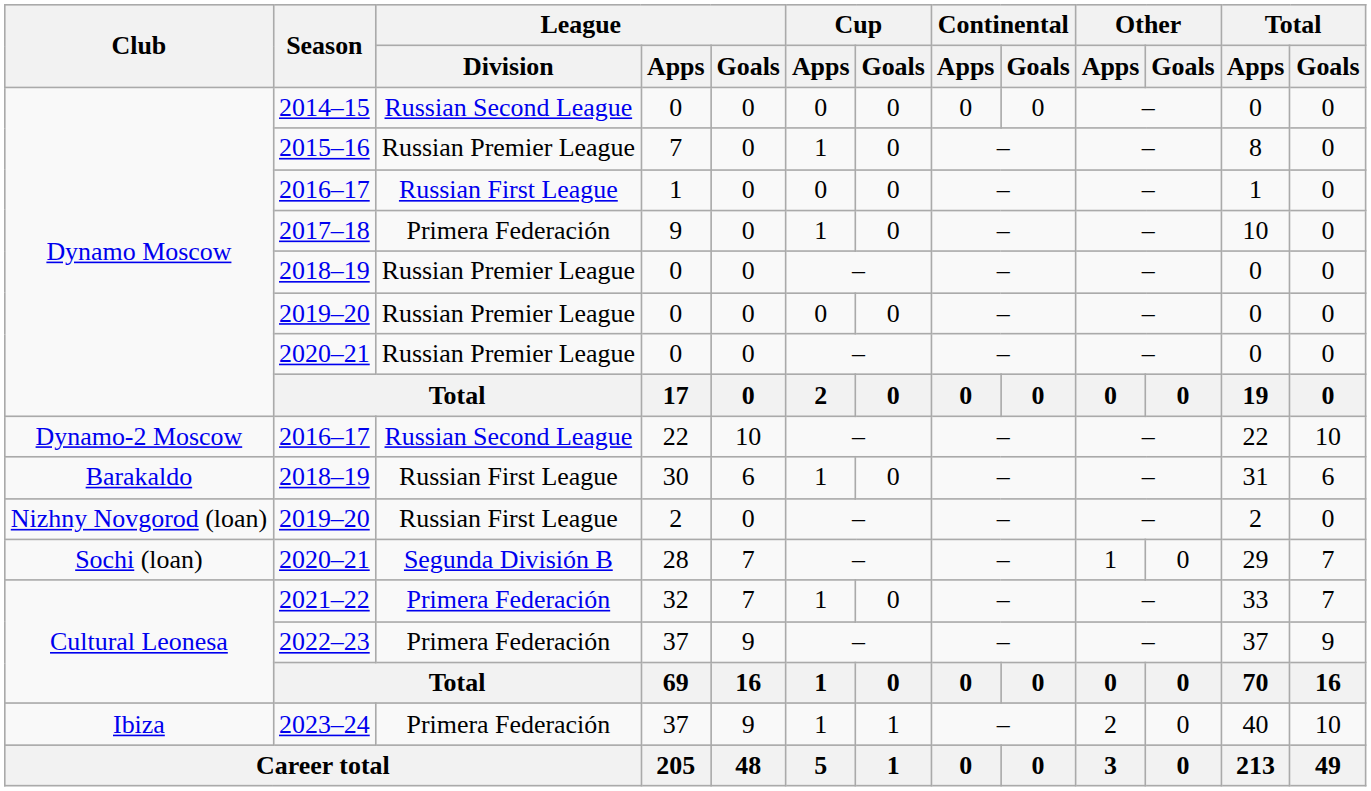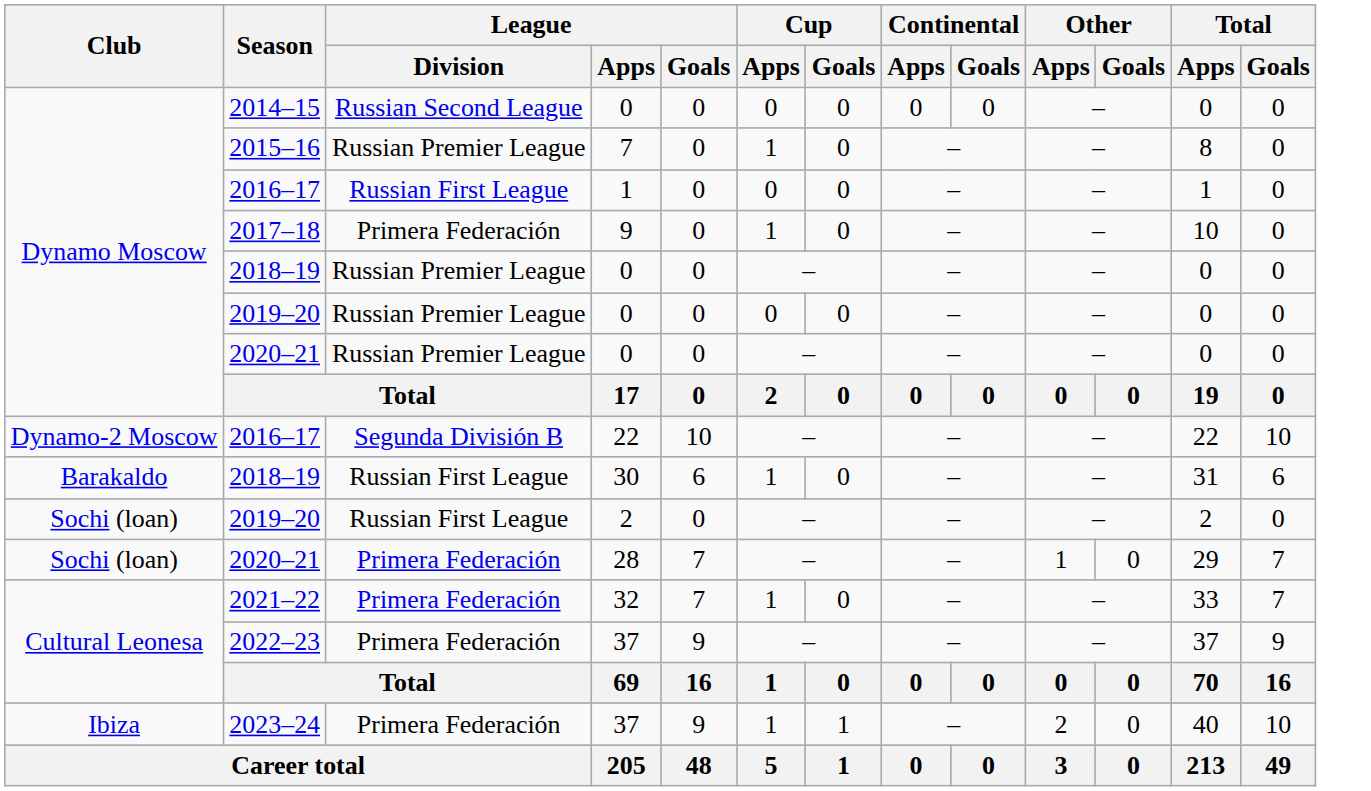(508, 436) Russian Second League -> (459, 436) Segunda División B
(139, 518) Nizhny Novgorod (loan) -> (114, 518) Sochi (loan)
(508, 559) Segunda División B -> (459, 559) Primera Federación
